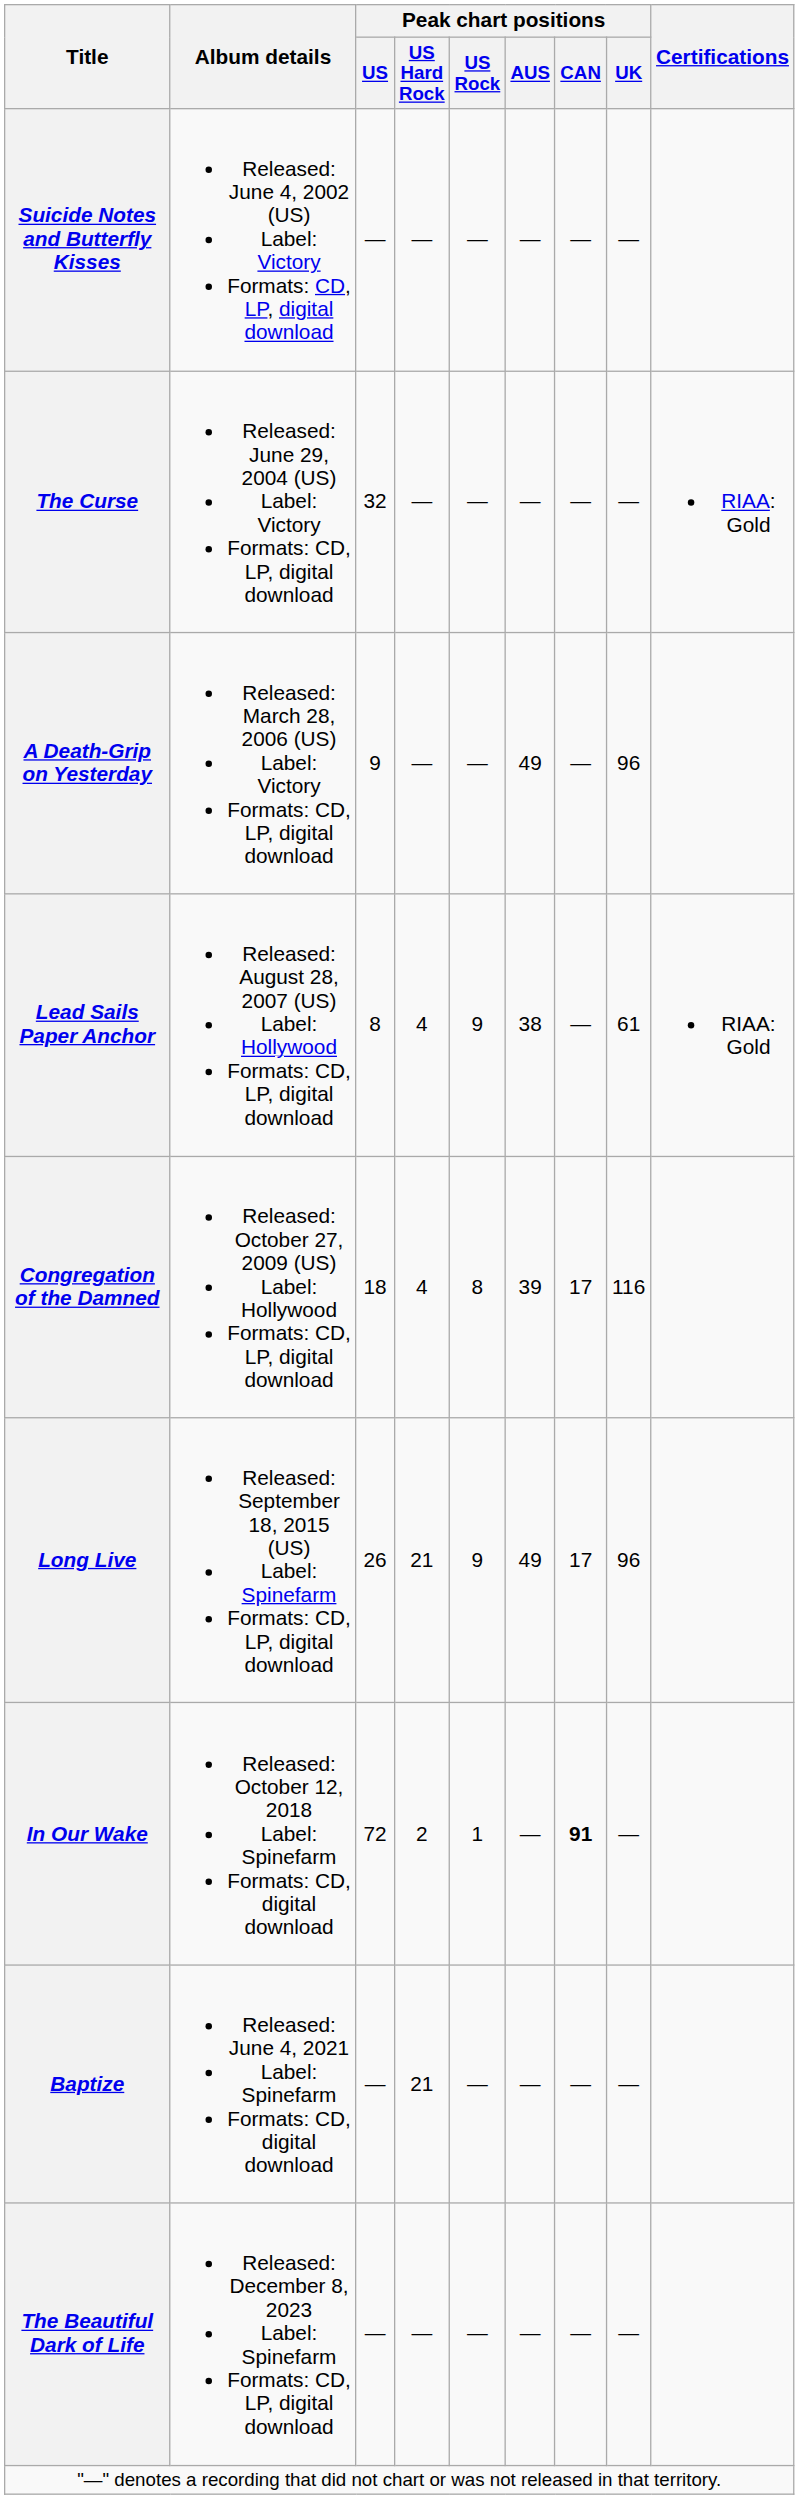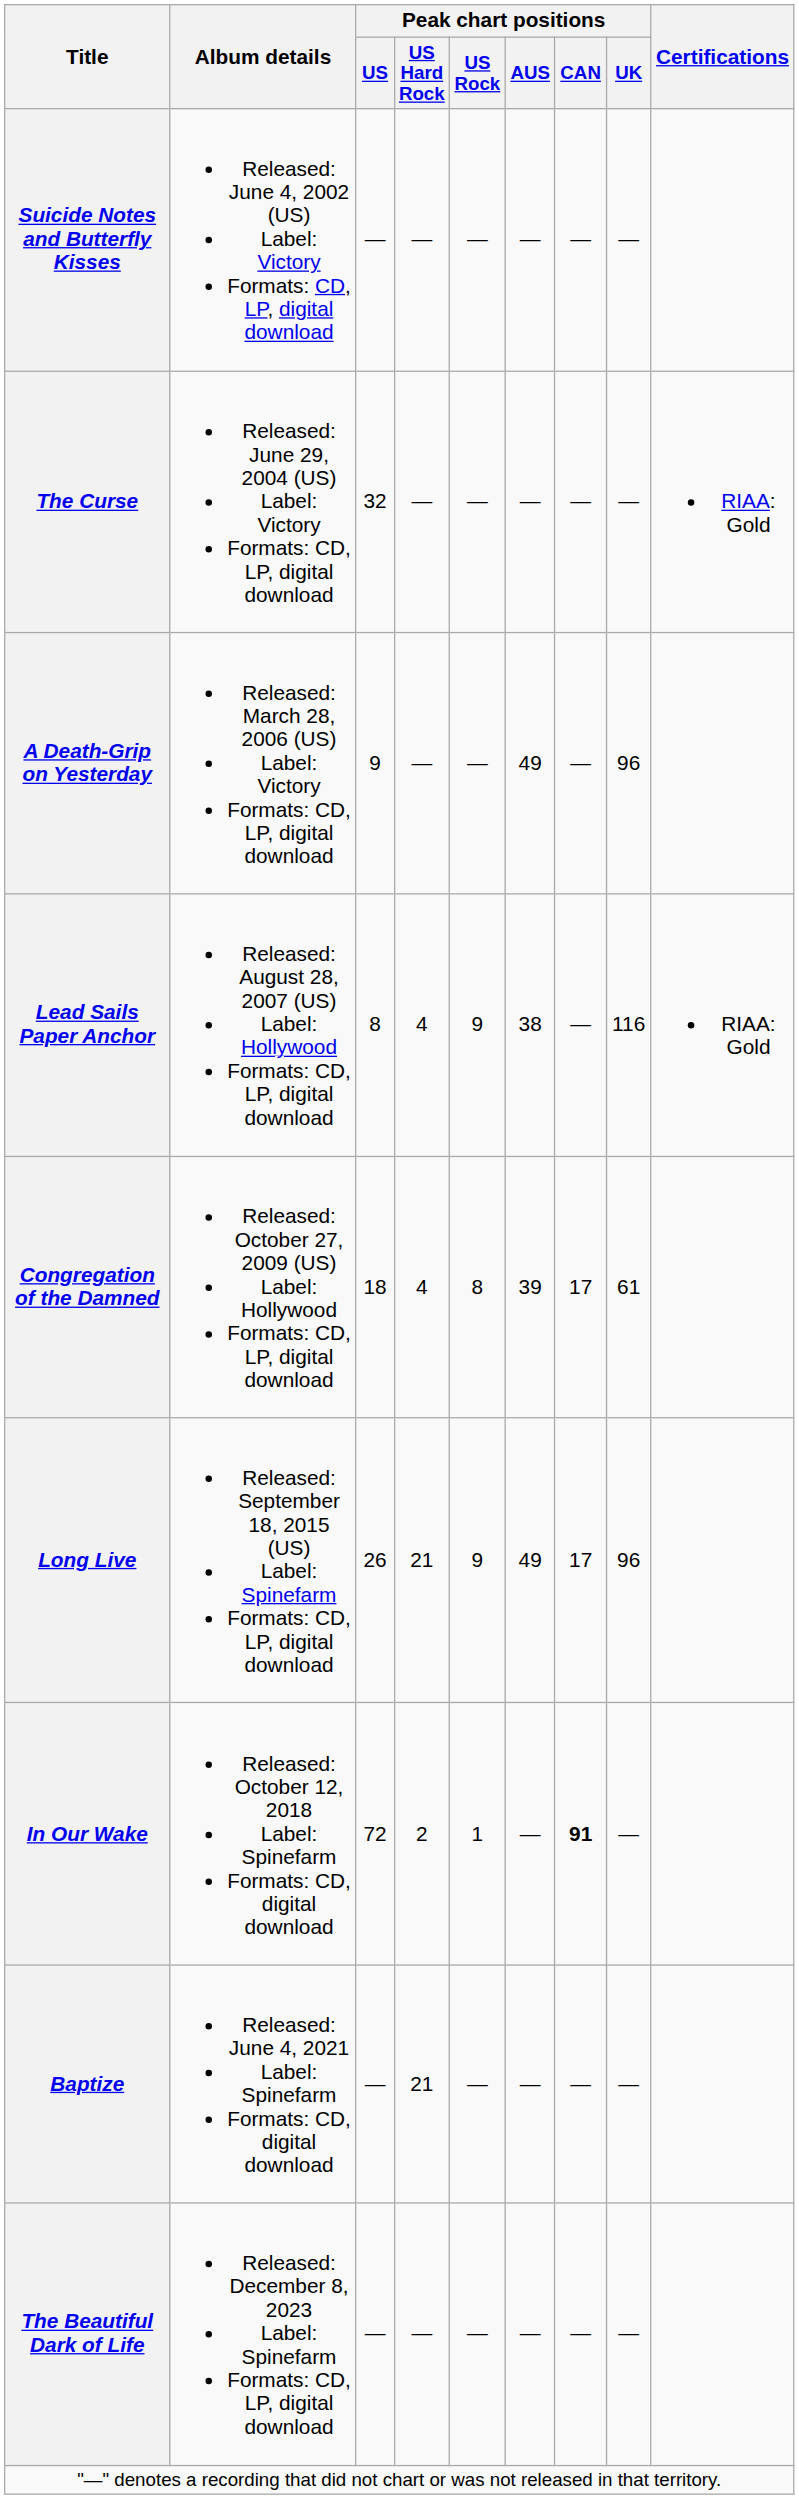(629, 1024) 61 -> (629, 1024) 116
(629, 1286) 116 -> (629, 1286) 61
